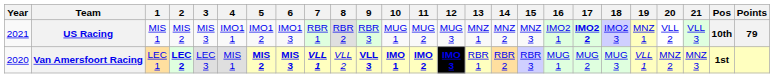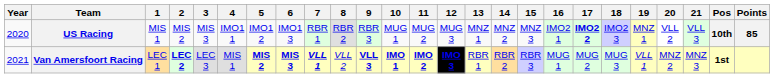(18, 33) 2021 -> (18, 33) 2020
(752, 33) 79 -> (752, 33) 85
(18, 60) 2020 -> (18, 60) 2021
